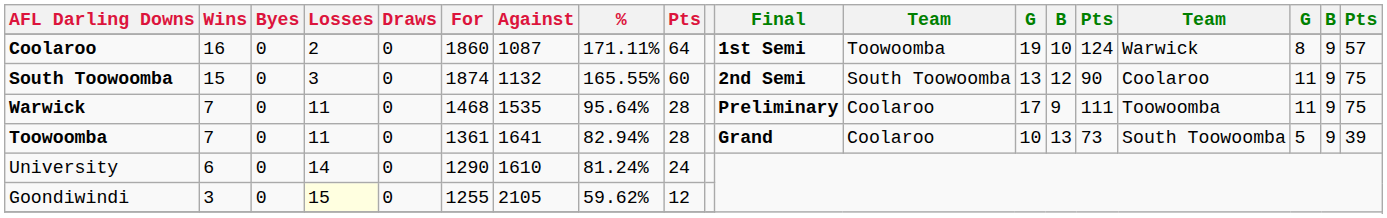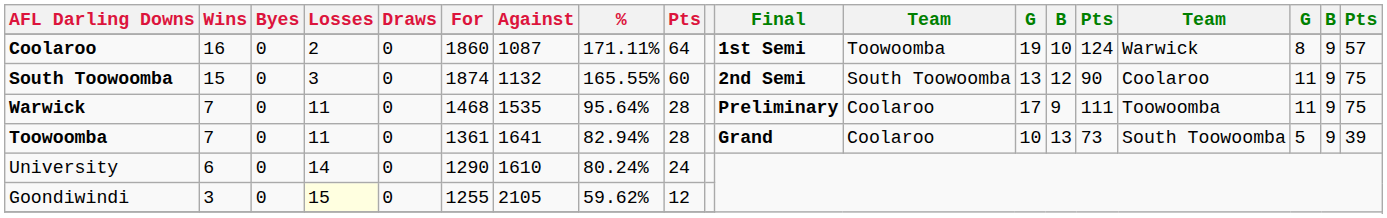(616, 168) 81.24% -> (616, 168) 80.24%
